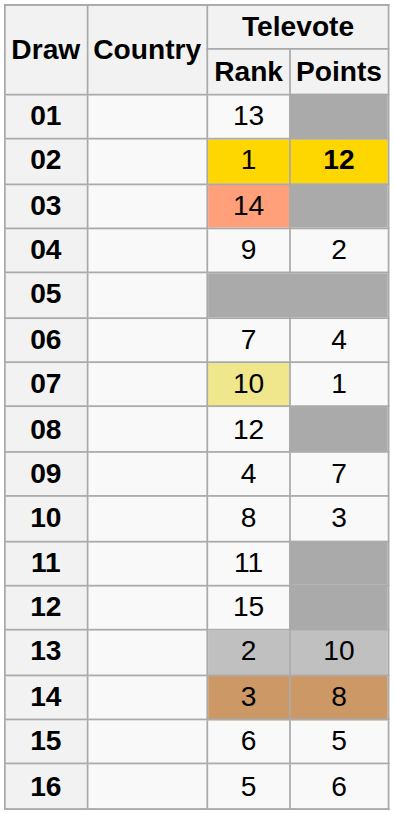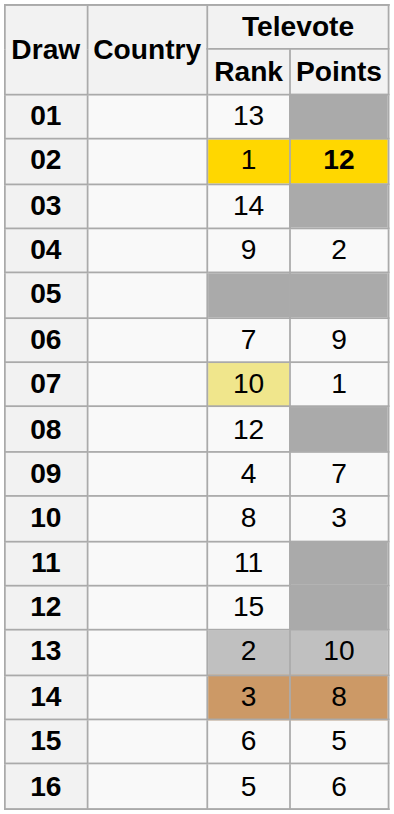(249, 205) lightsalmon background -> (249, 205) no background
(339, 339) 4 -> (339, 339) 9
